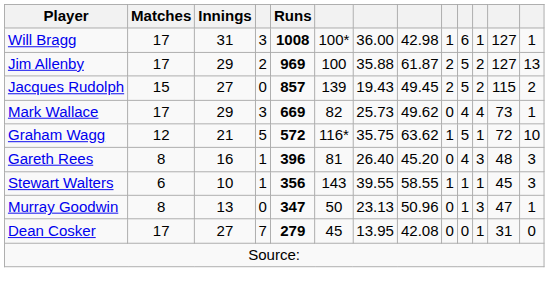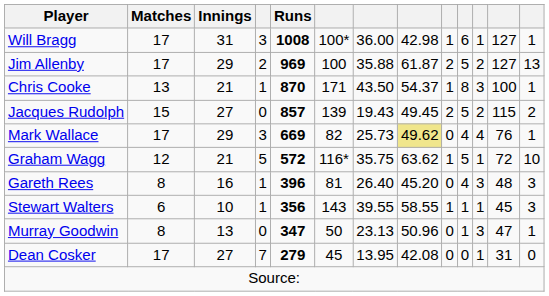+ row: (49, 87)
(420, 111) no background -> (420, 135) khaki background
(504, 111) 73 -> (504, 135) 76
